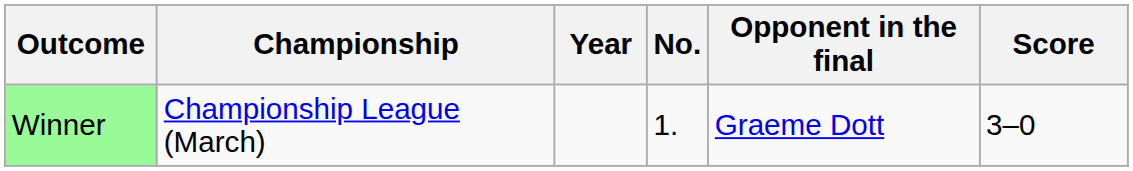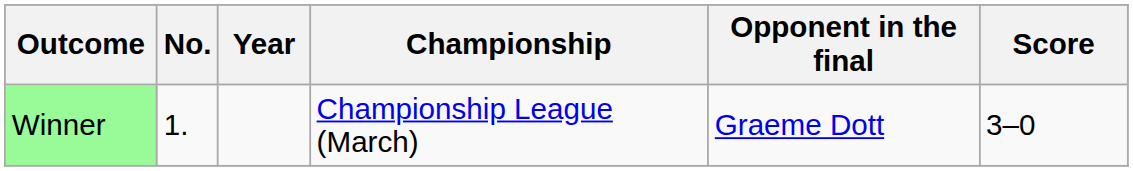columns swapped: (677, 44) <-> (356, 44)
